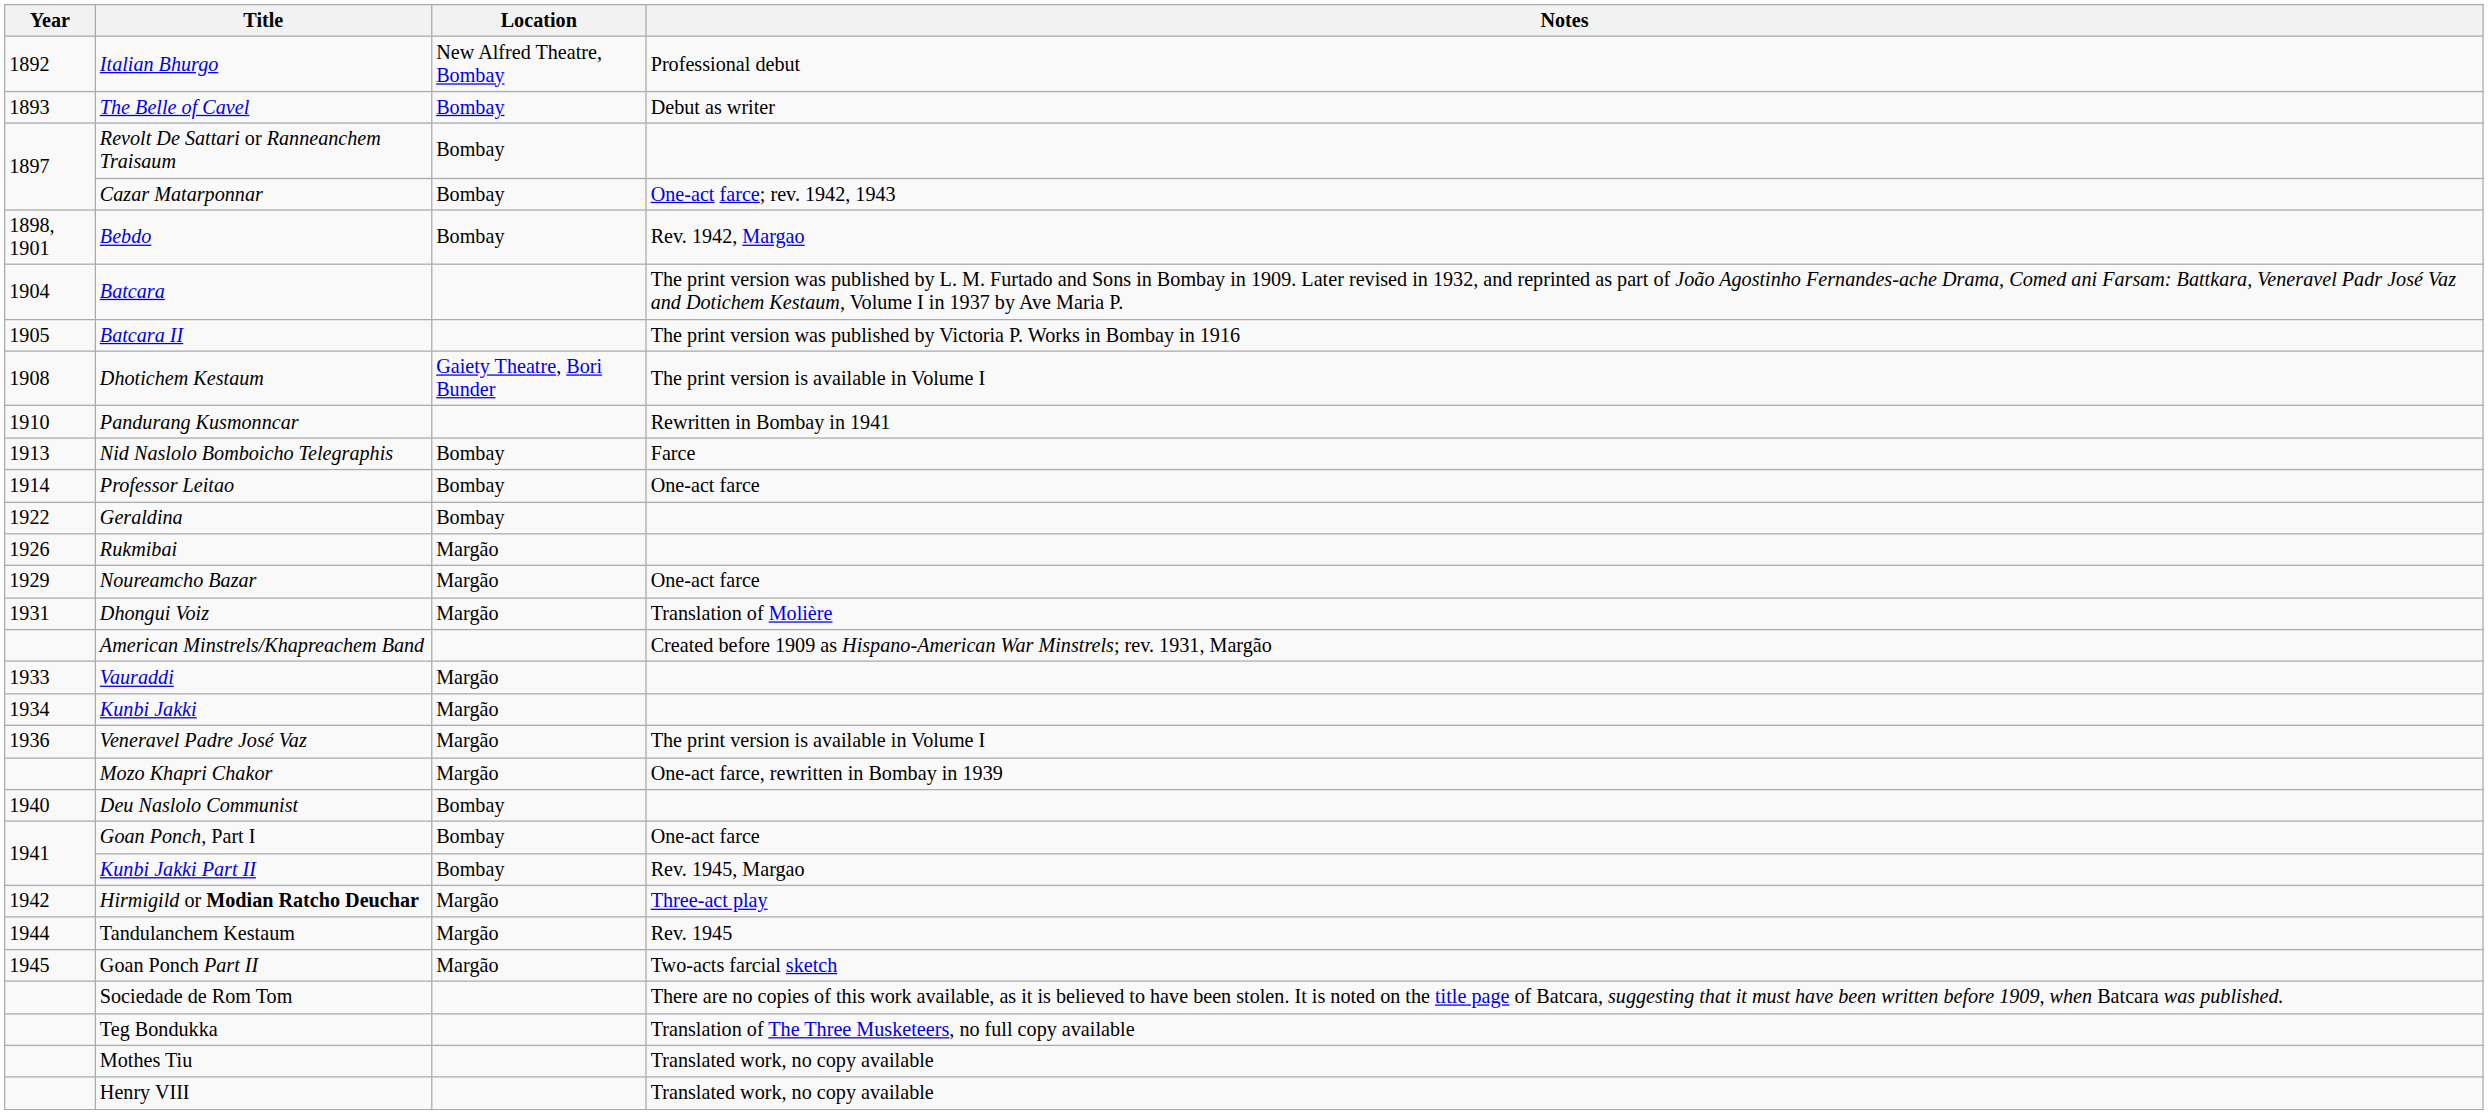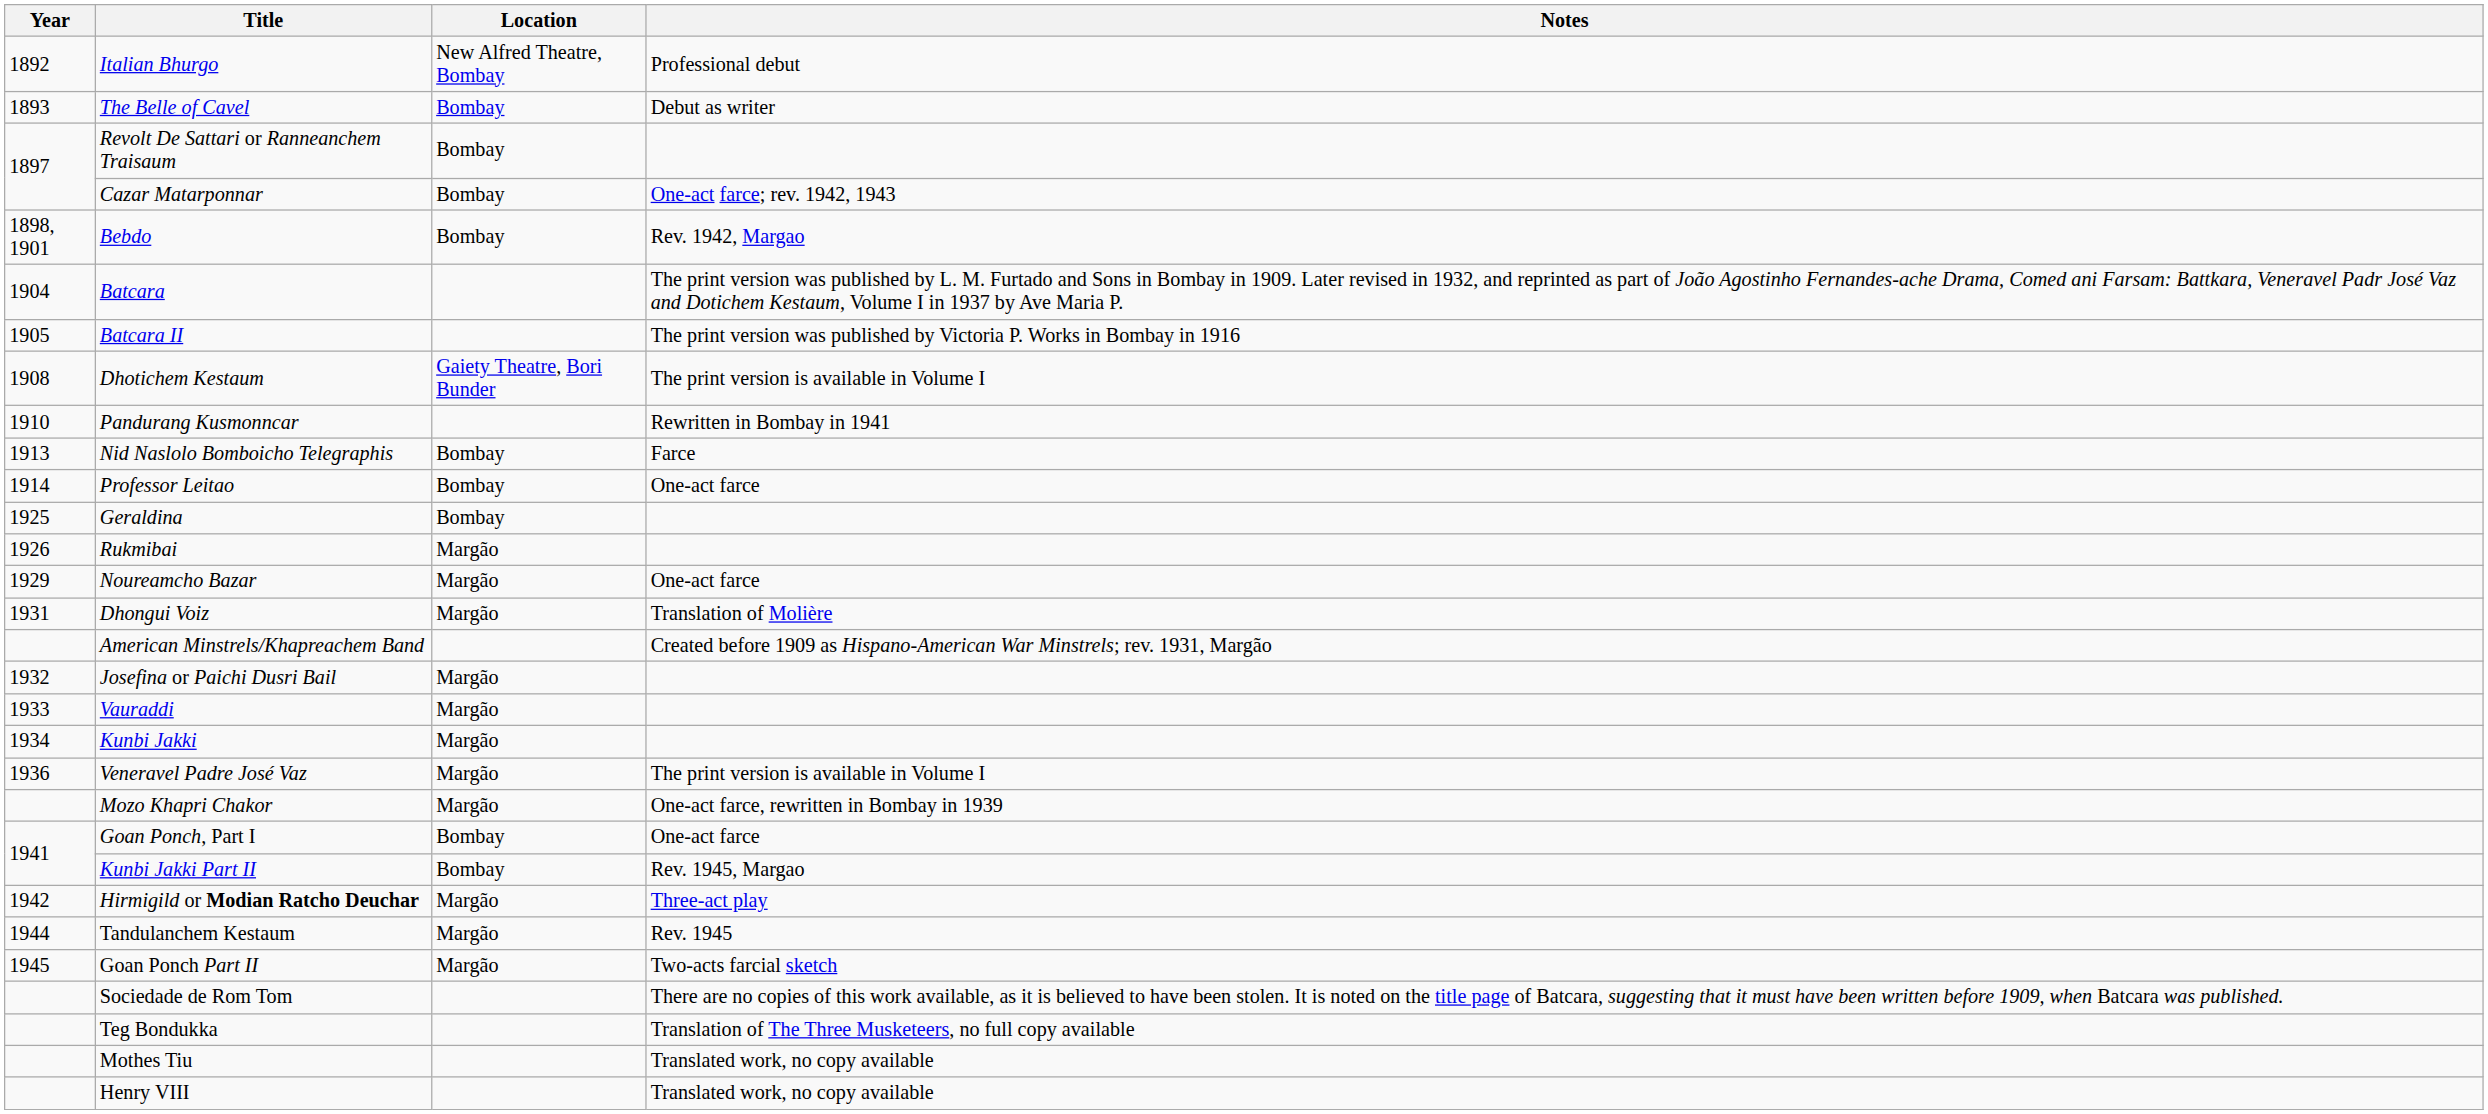(29, 517) 1922 -> (29, 517) 1925
+ row: (218, 677)
- row: (199, 805)
